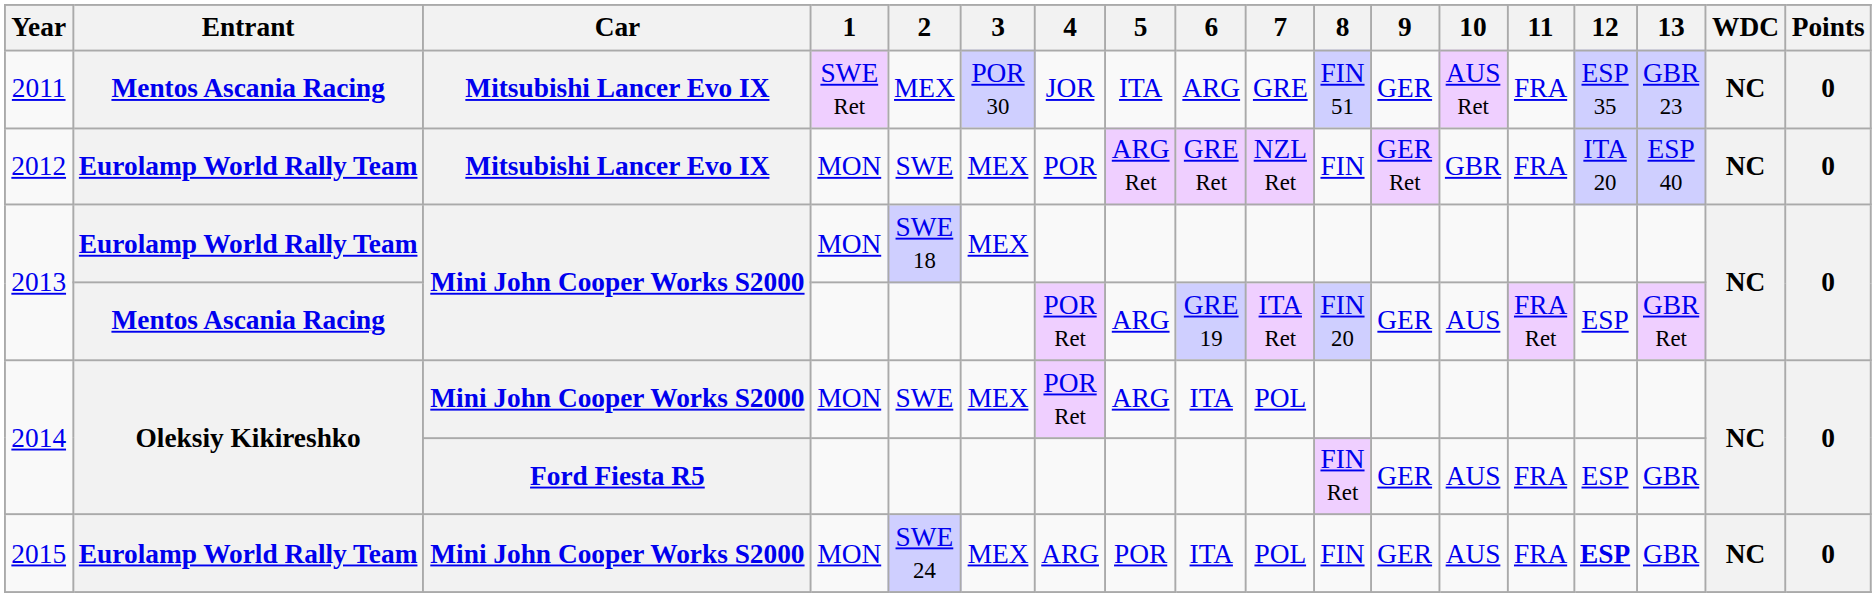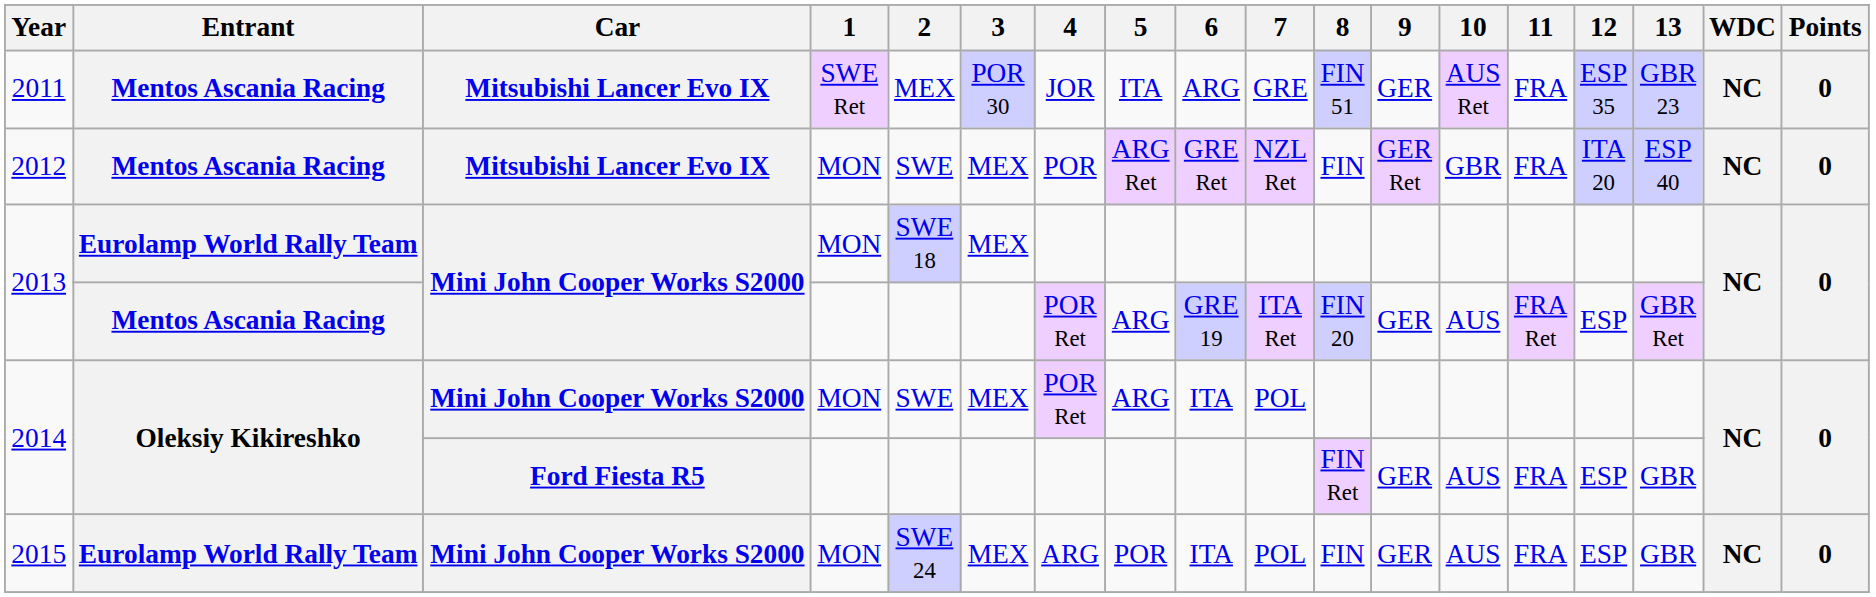(248, 166) Eurolamp World Rally Team -> (248, 166) Mentos Ascania Racing
(1605, 553) bold -> (1604, 553) normal
